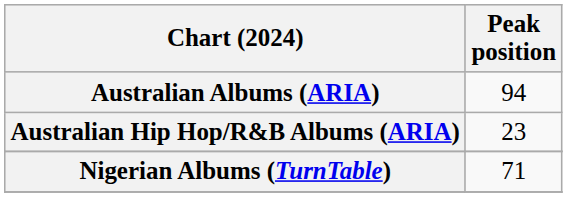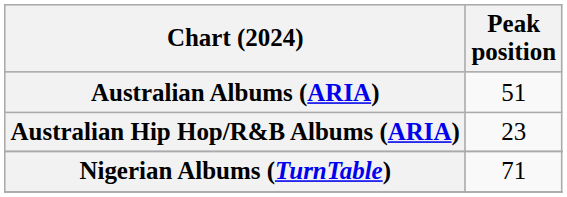(514, 91) 94 -> (514, 91) 51
